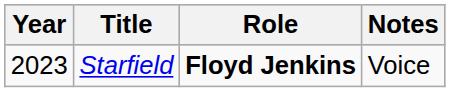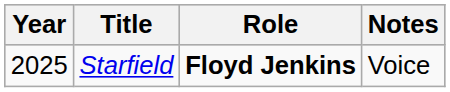(39, 65) 2023 -> (39, 65) 2025
